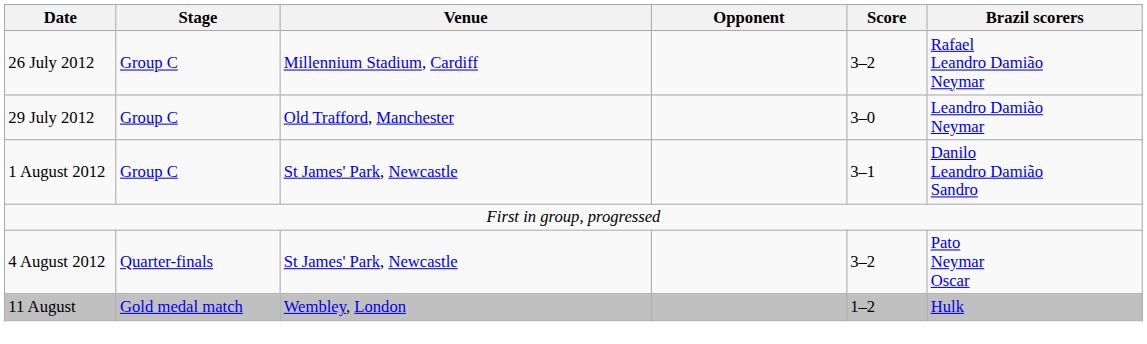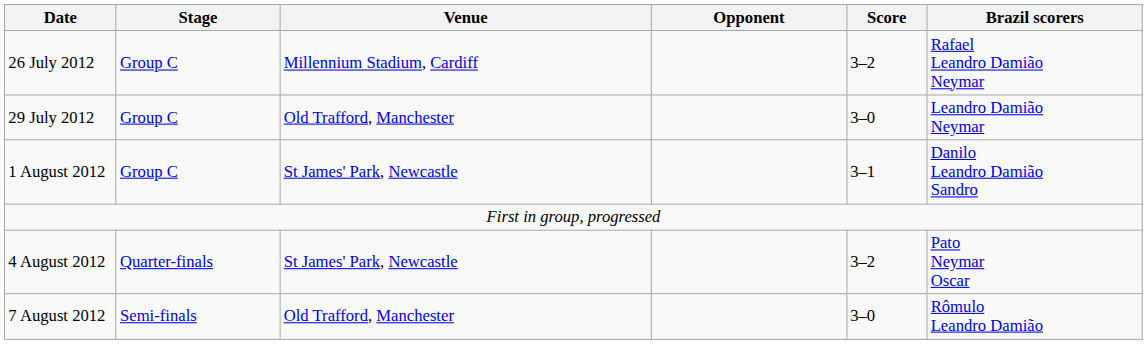+ row: (57, 316)
- row: (42, 307)
